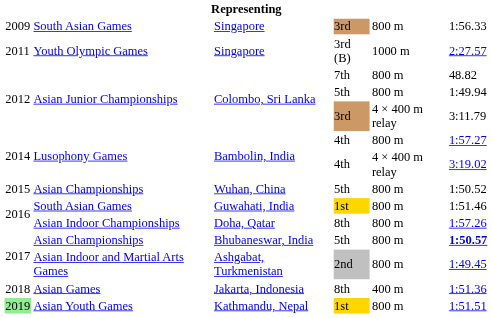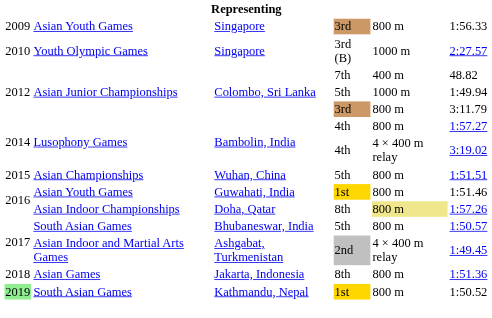(83, 26) South Asian Games -> (83, 26) Asian Youth Games
(18, 50) 2011 -> (18, 50) 2010
(388, 74) 800 m -> (388, 74) 400 m
(388, 92) 800 m -> (391, 92) 1000 m
(397, 116) 4 × 400 m relay -> (388, 109) 800 m
(468, 188) 1:50.52 -> (468, 174) 1:51.51
(83, 206) South Asian Games -> (83, 191) Asian Youth Games
(388, 223) no background -> (388, 209) khaki background
(88, 240) Asian Championships -> (83, 226) South Asian Games
(468, 240) bold -> (468, 226) normal
(388, 264) 800 m -> (398, 250) 4 × 400 m relay
(388, 288) 400 m -> (388, 274) 800 m
(83, 305) Asian Youth Games -> (83, 291) South Asian Games
(468, 305) 1:51.51 -> (468, 291) 1:50.52
